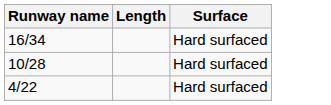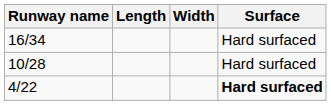+ column: (194, 16)
(220, 87) normal -> (272, 87) bold
